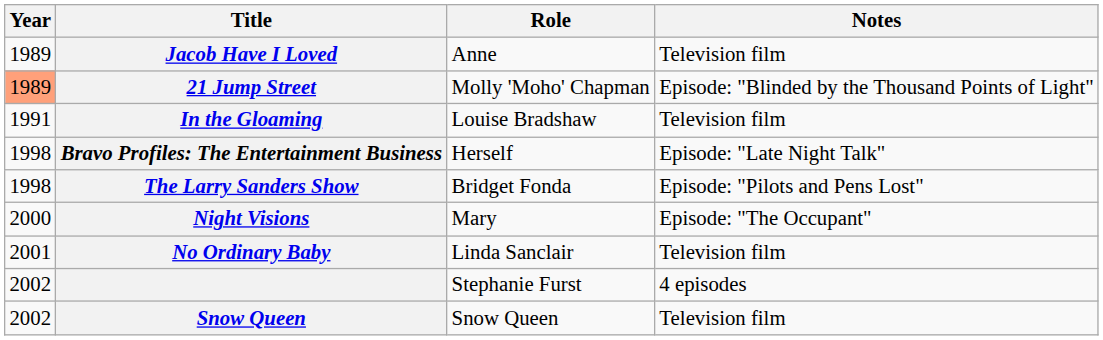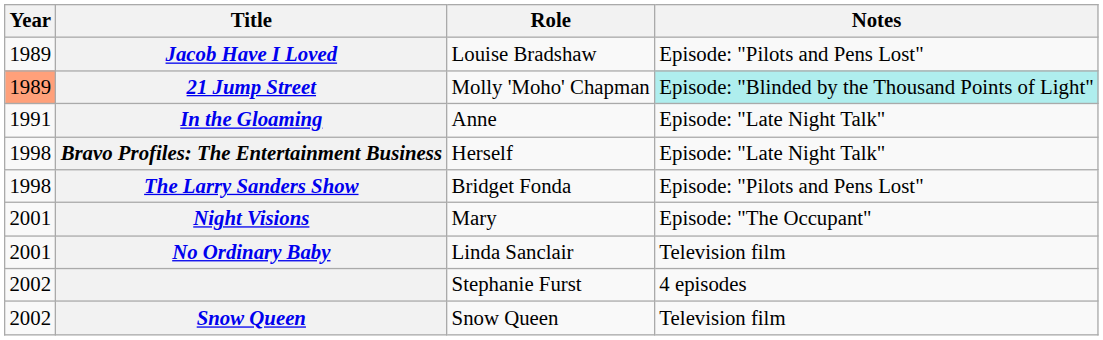(474, 53) Anne -> (524, 53) Louise Bradshaw
(722, 53) Television film -> (792, 53) Episode: "Pilots and Pens Lost"
(877, 86) no background -> (877, 86) paleturquoise background
(524, 119) Louise Bradshaw -> (474, 119) Anne
(722, 119) Television film -> (772, 119) Episode: "Late Night Talk"
(30, 218) 2000 -> (30, 218) 2001
